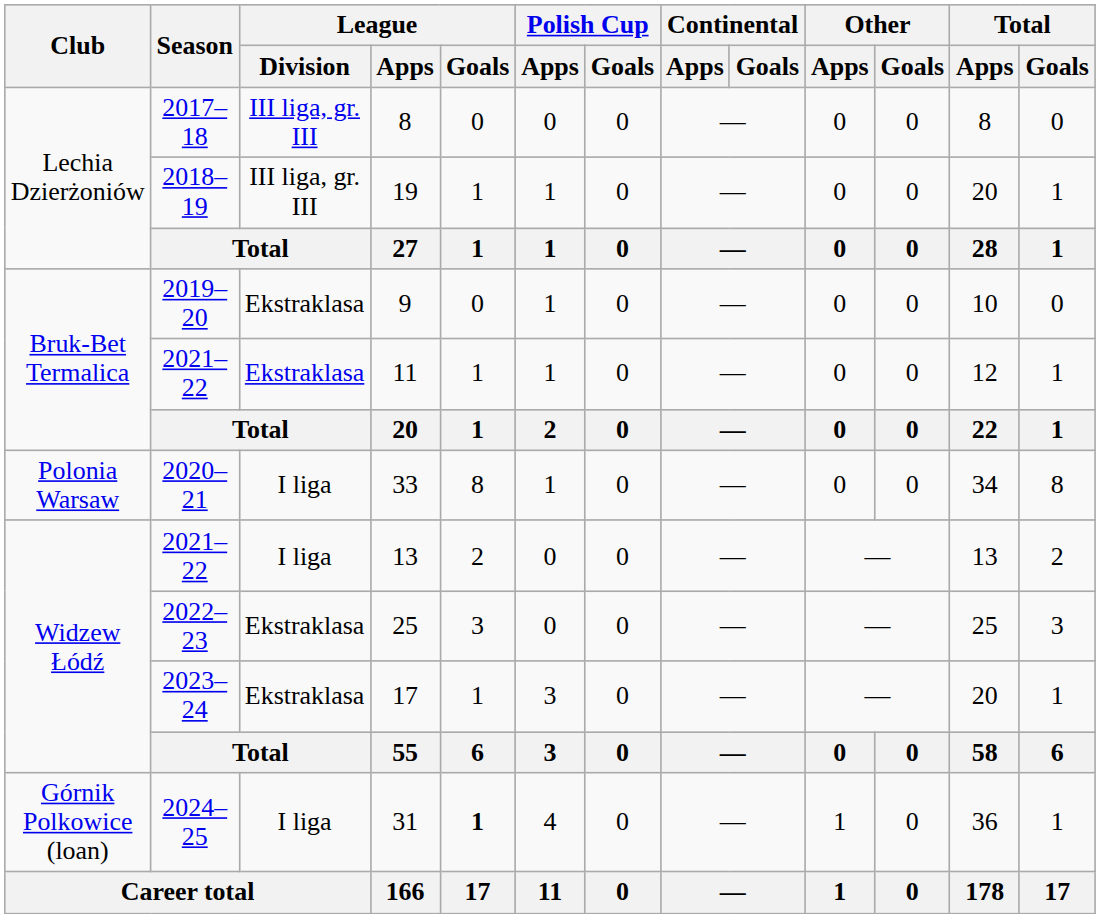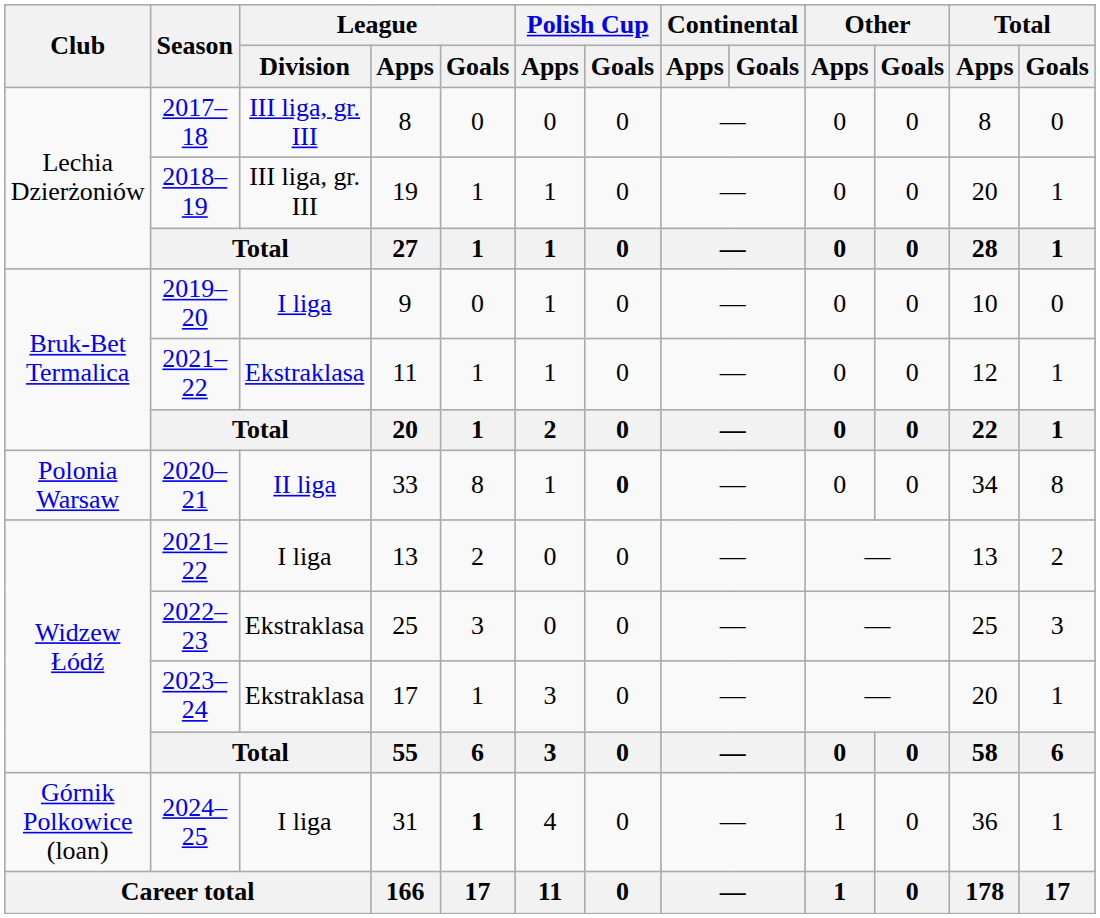(305, 303) Ekstraklasa -> (305, 303) I liga
(305, 485) I liga -> (305, 485) II liga
(622, 485) normal -> (622, 485) bold
